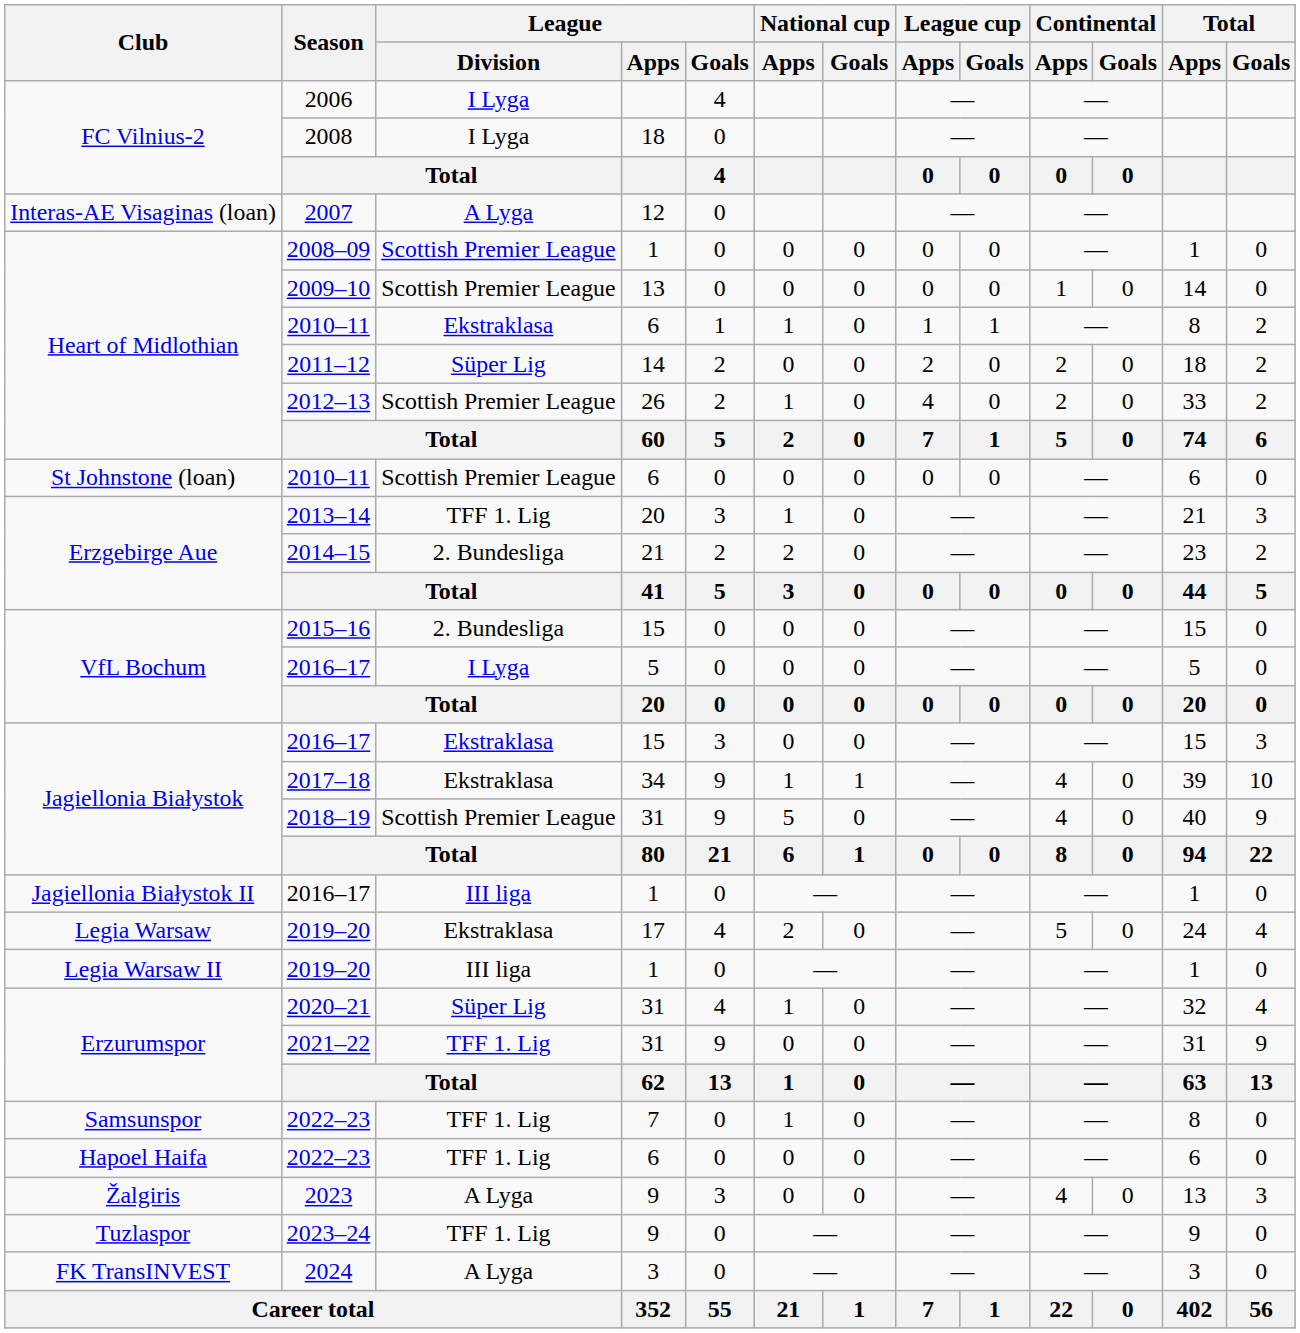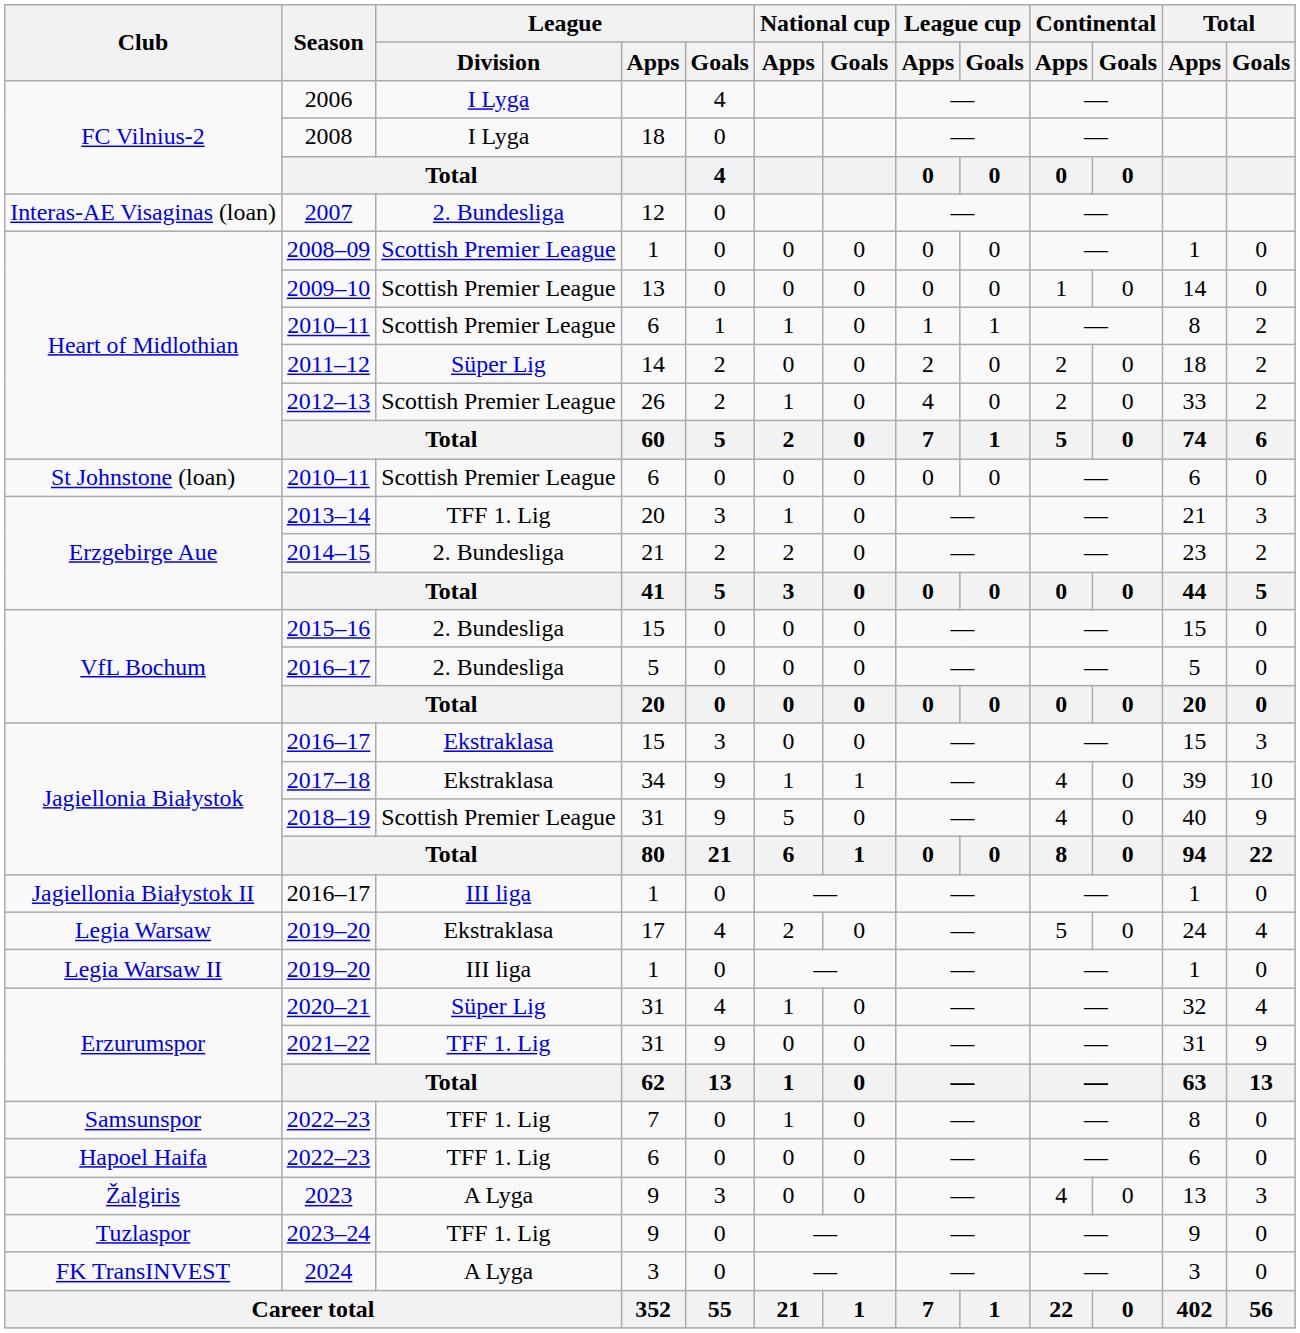(498, 212) A Lyga -> (498, 212) 2. Bundesliga
(498, 325) Ekstraklasa -> (498, 325) Scottish Premier League
(498, 666) I Lyga -> (498, 666) 2. Bundesliga
